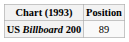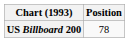(104, 29) 89 -> (104, 29) 78
